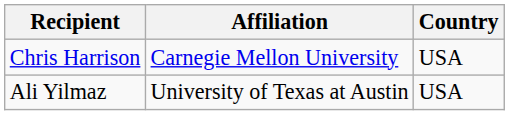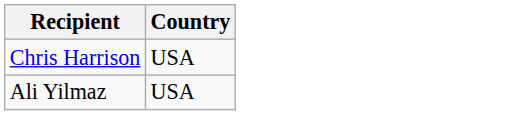- column: (280, 22)
